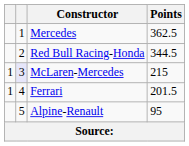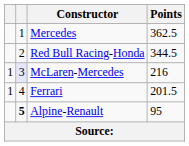(159, 72) 215 -> (159, 72) 216
(22, 111) normal -> (22, 111) bold
